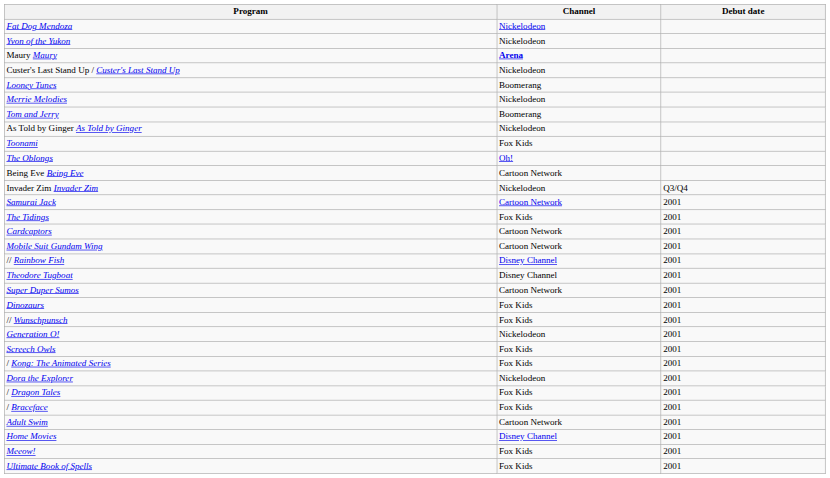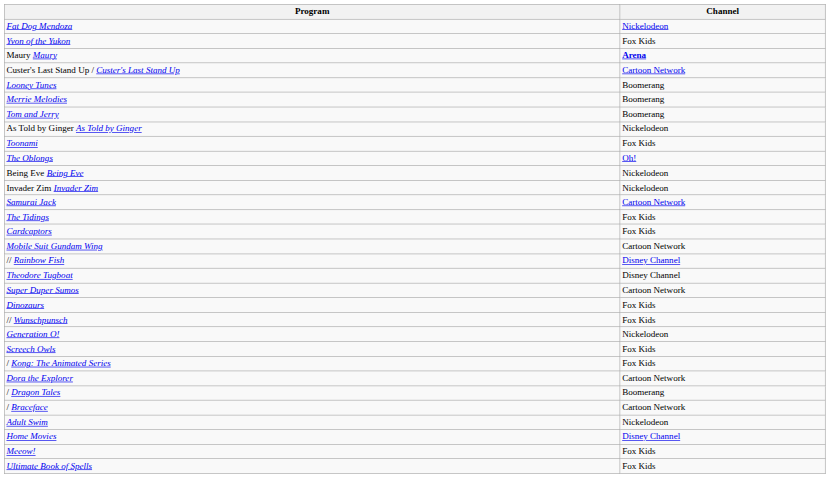- column: (743, 11)
(522, 41) Nickelodeon -> (639, 41) Fox Kids
(522, 70) Nickelodeon -> (654, 70) Cartoon Network
(522, 99) Nickelodeon -> (643, 99) Boomerang
(531, 173) Cartoon Network -> (645, 173) Nickelodeon
(531, 231) Cartoon Network -> (639, 231) Fox Kids
(522, 378) Nickelodeon -> (654, 378) Cartoon Network
(516, 393) Fox Kids -> (643, 393) Boomerang
(516, 407) Fox Kids -> (654, 407) Cartoon Network
(531, 422) Cartoon Network -> (645, 422) Nickelodeon
